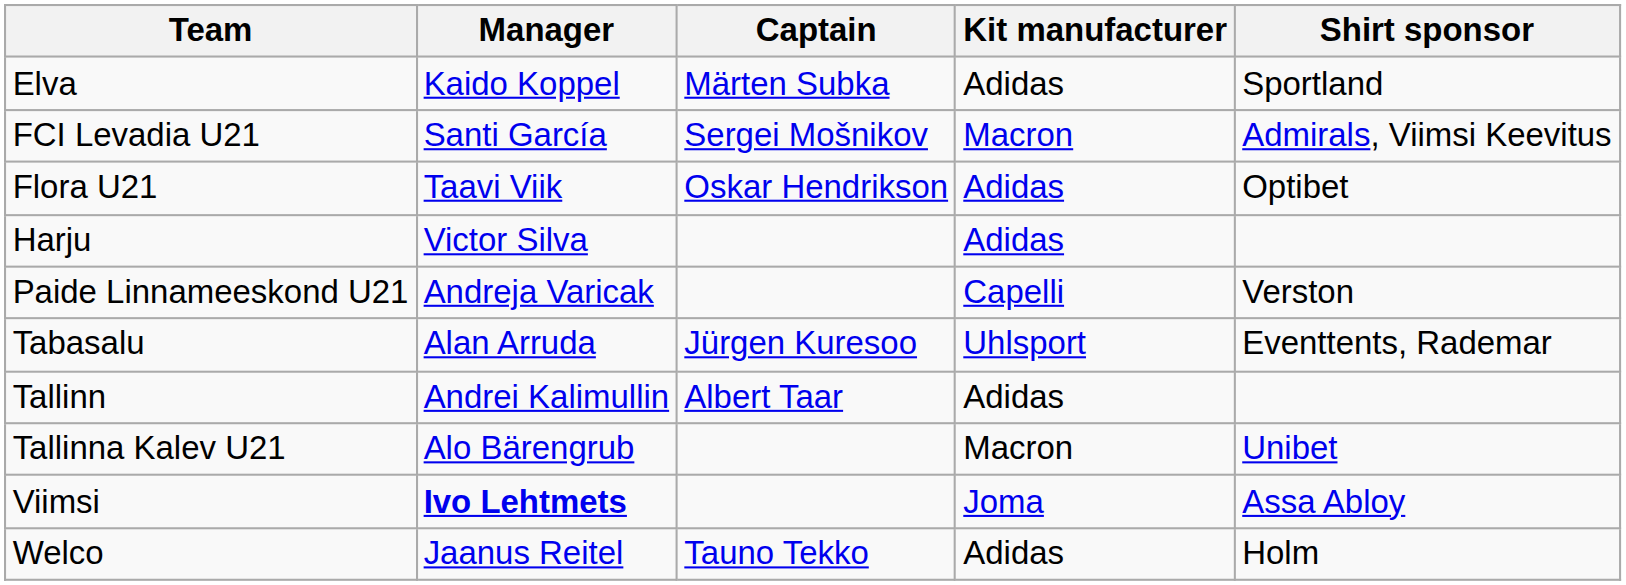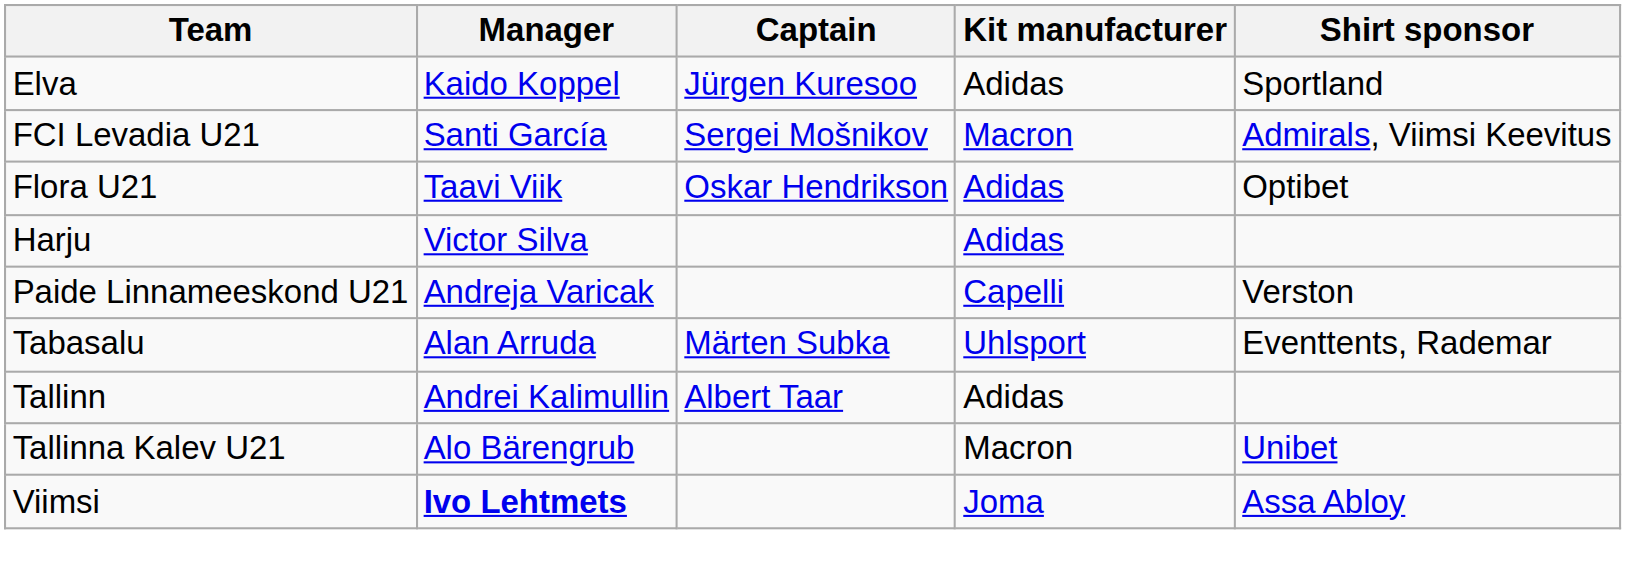(787, 82) Märten Subka -> (801, 82) Jürgen Kuresoo
(801, 344) Jürgen Kuresoo -> (787, 344) Märten Subka
- row: (58, 553)
